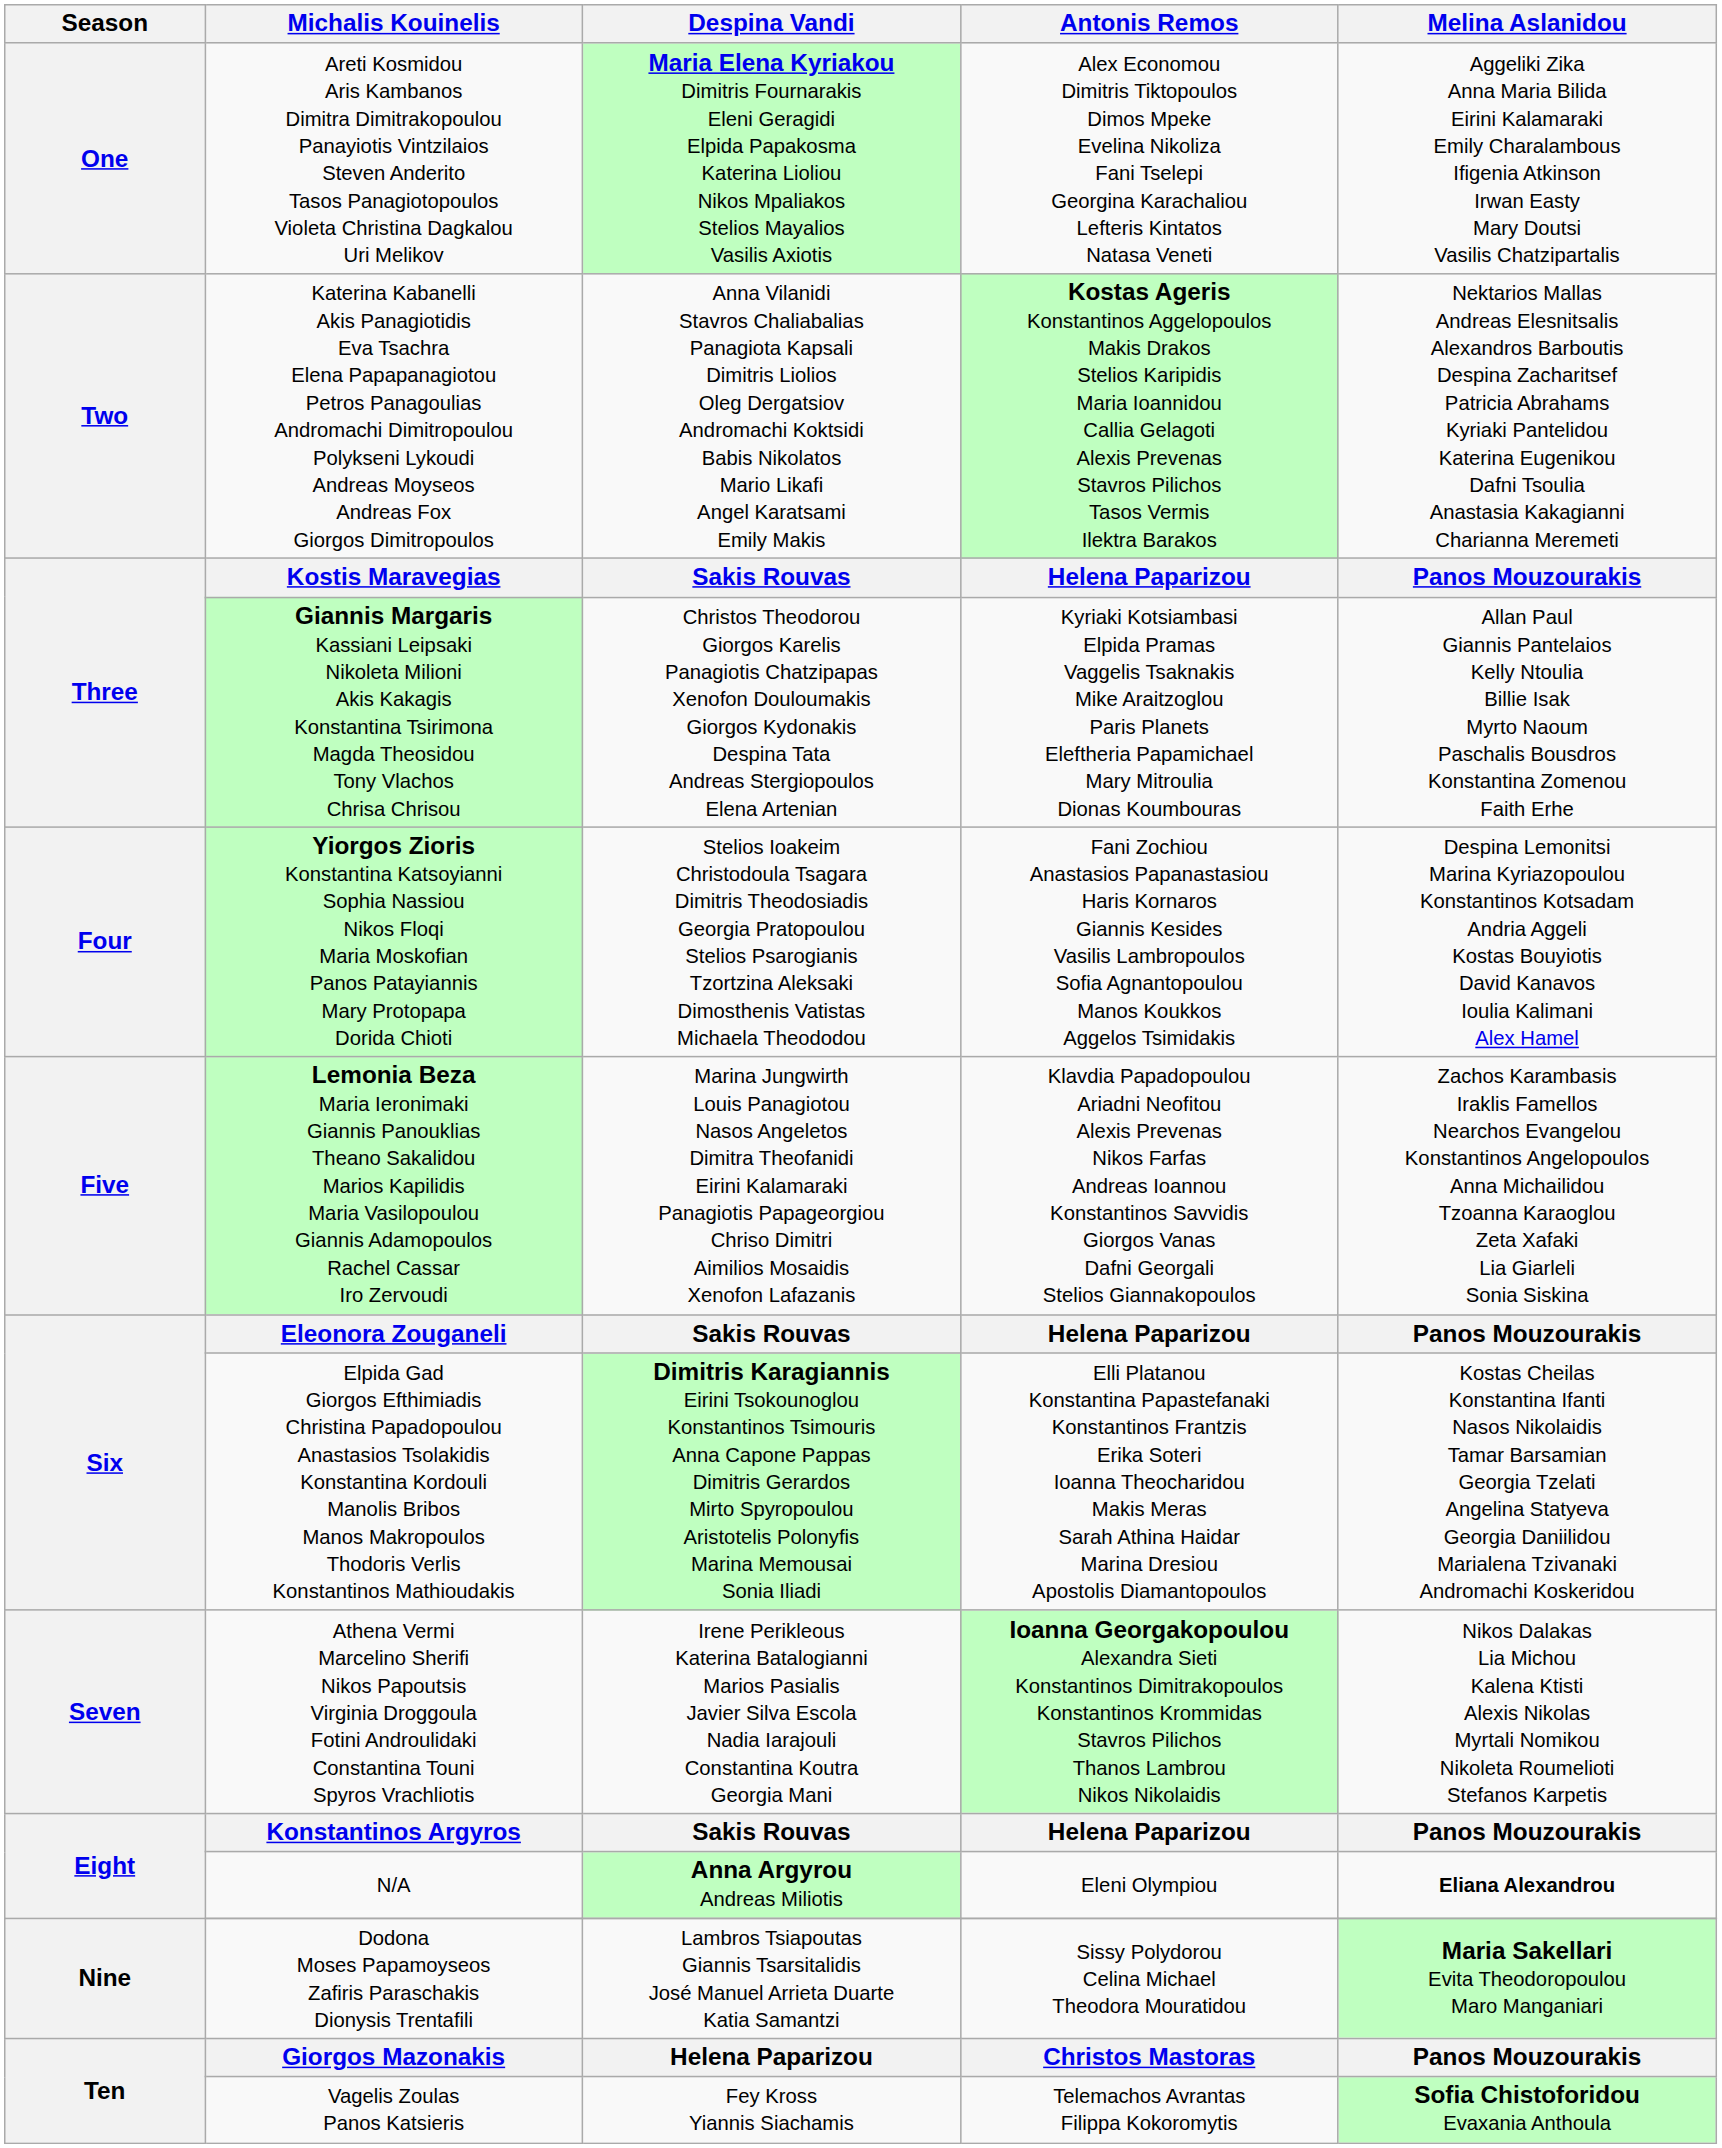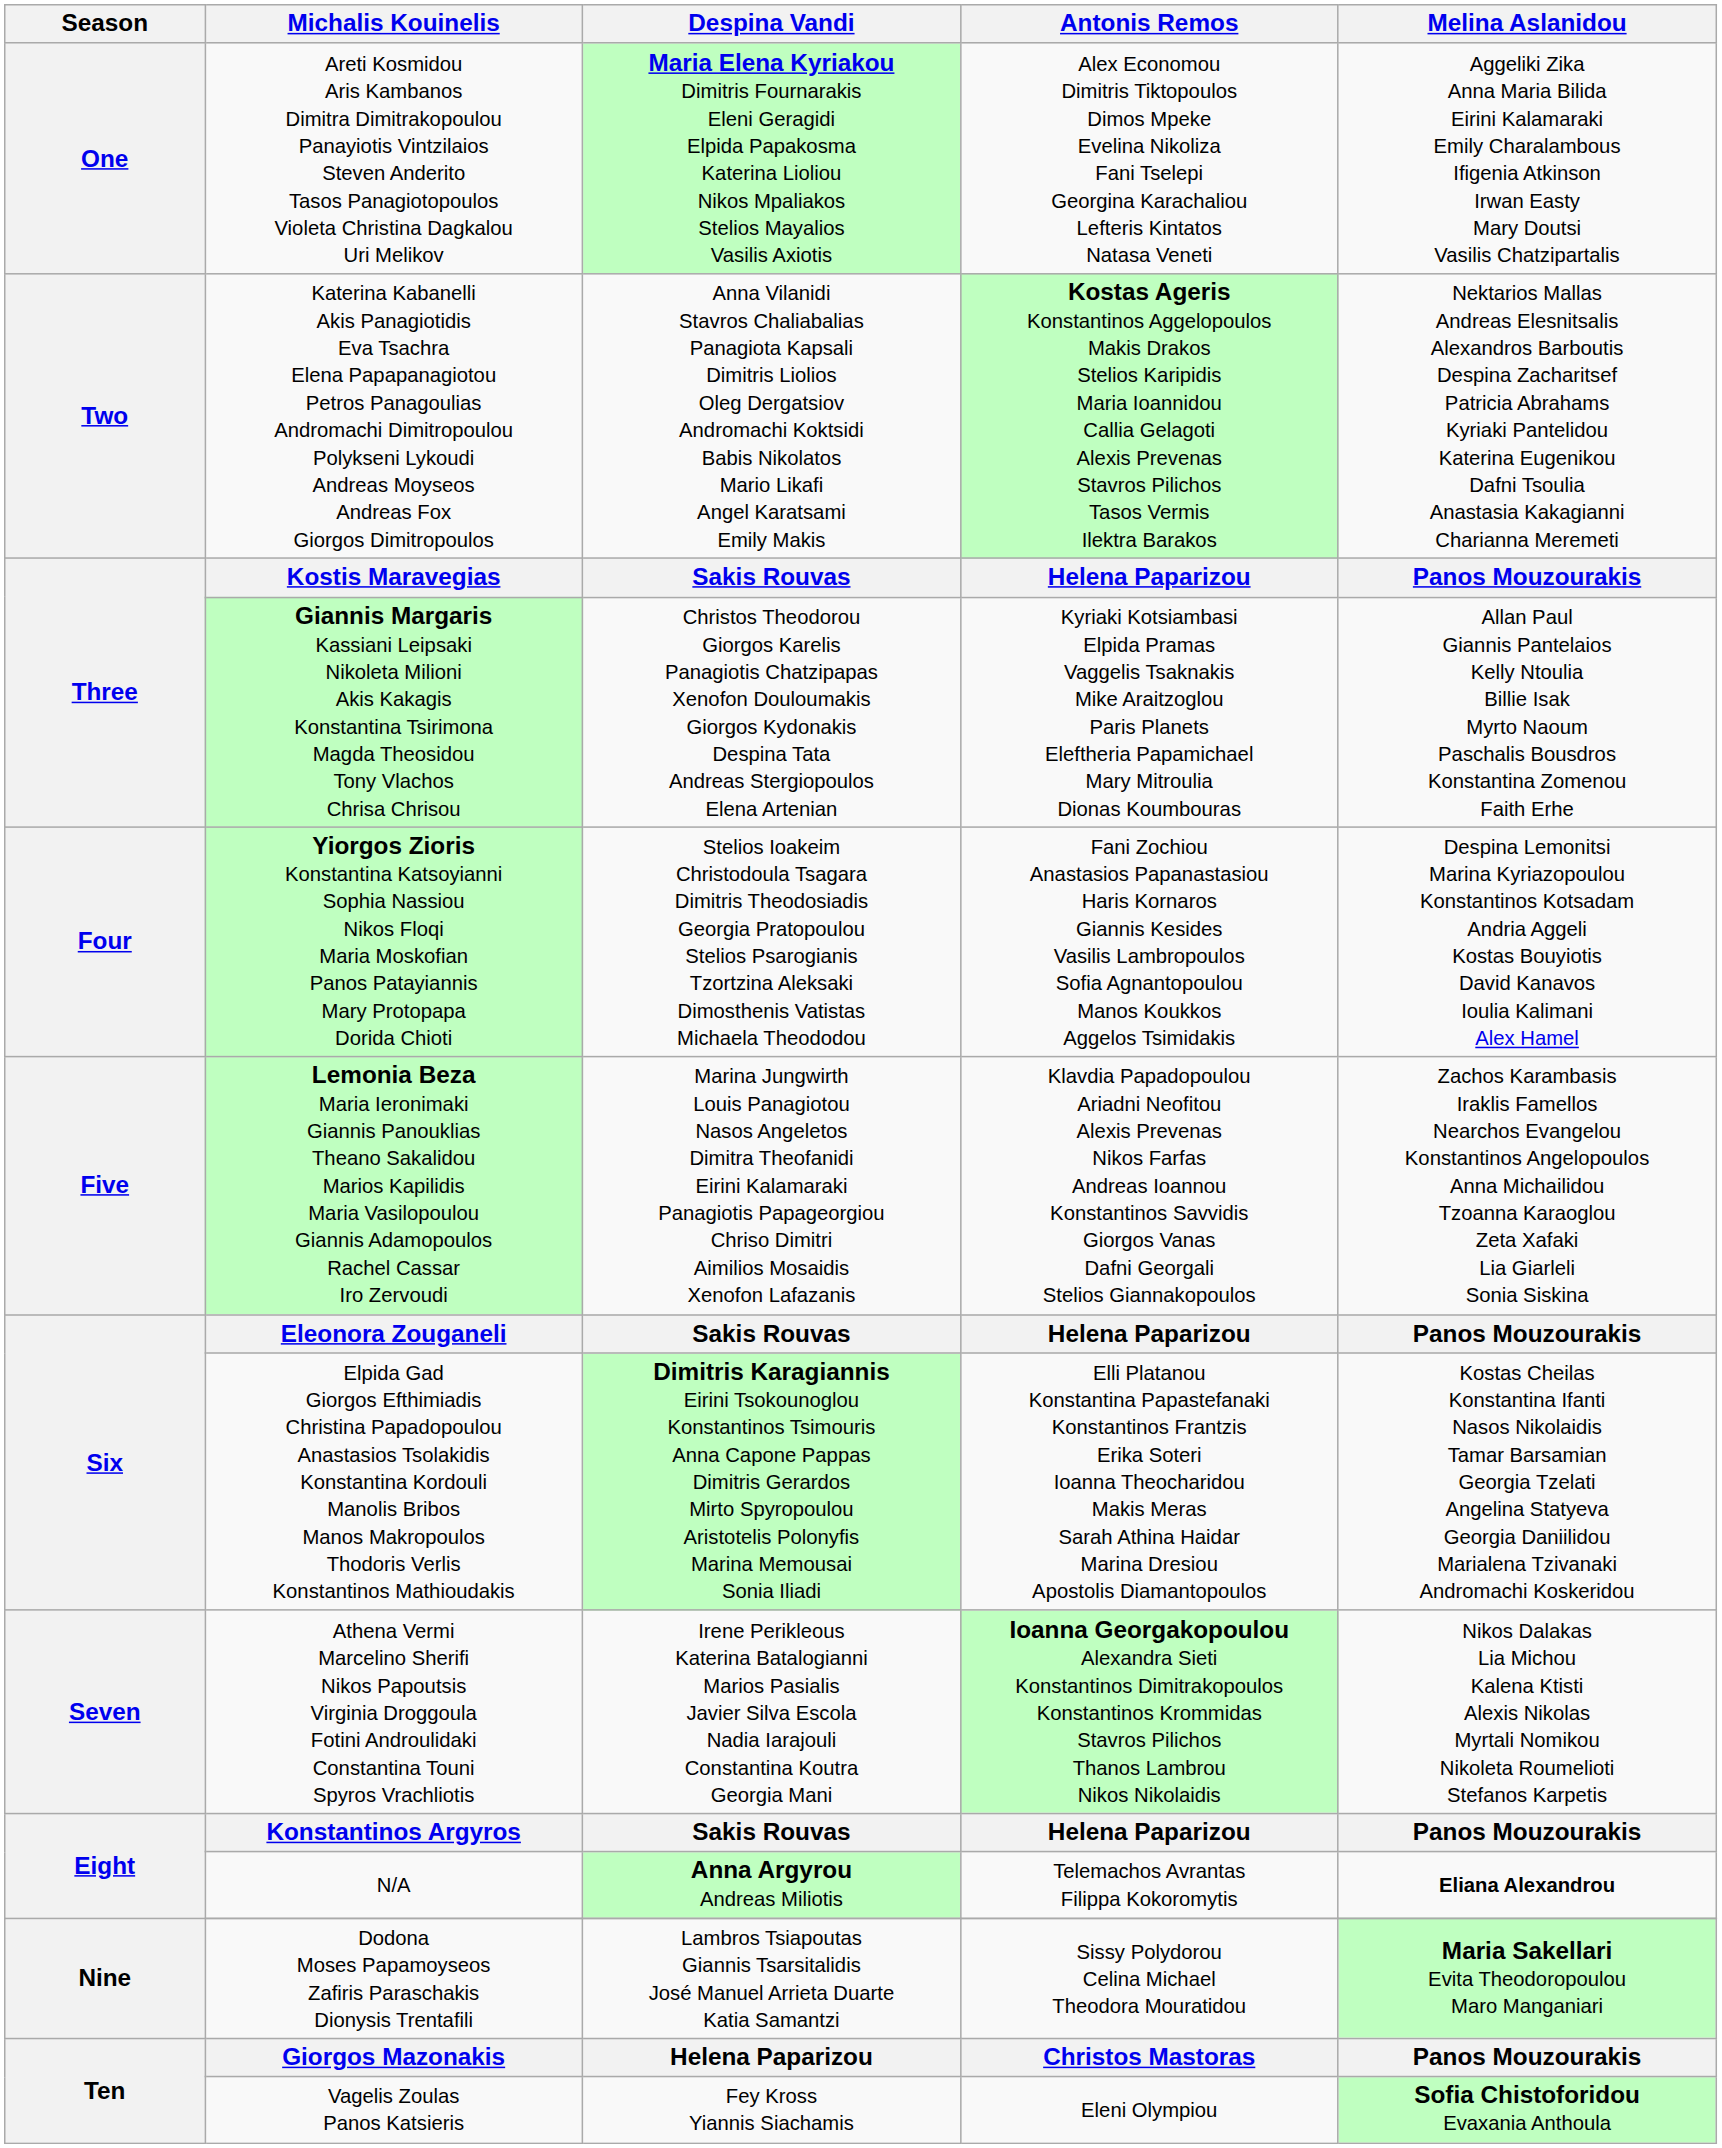(1149, 1885) Eleni Olympiou -> (1149, 1885) Telemachos Avrantas Filippa Kokoromytis
(1149, 2111) Telemachos Avrantas Filippa Kokoromytis -> (1149, 2111) Eleni Olympiou
